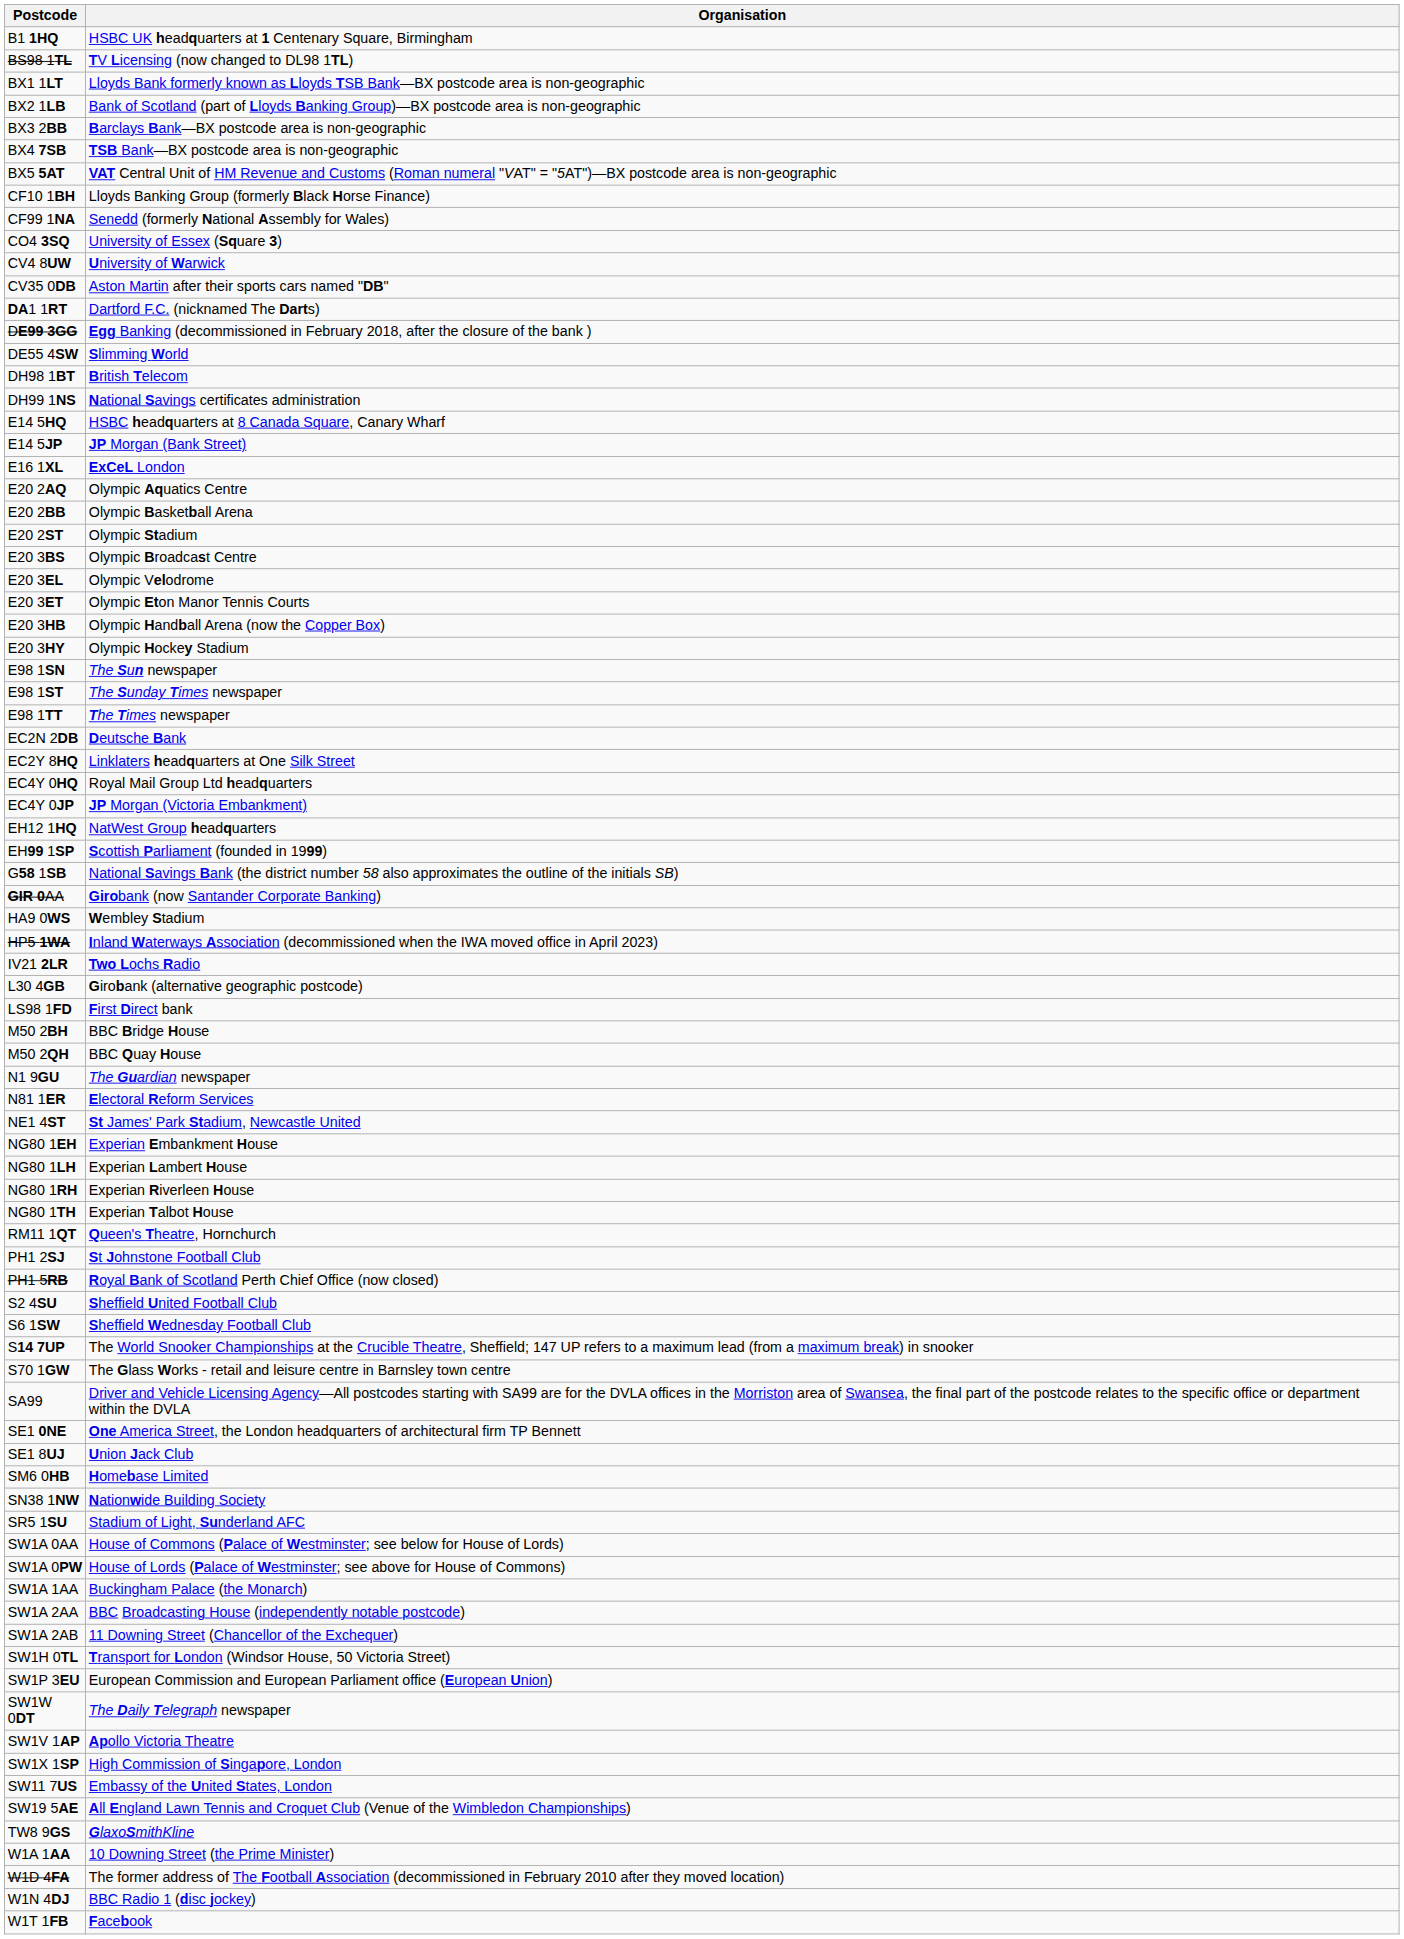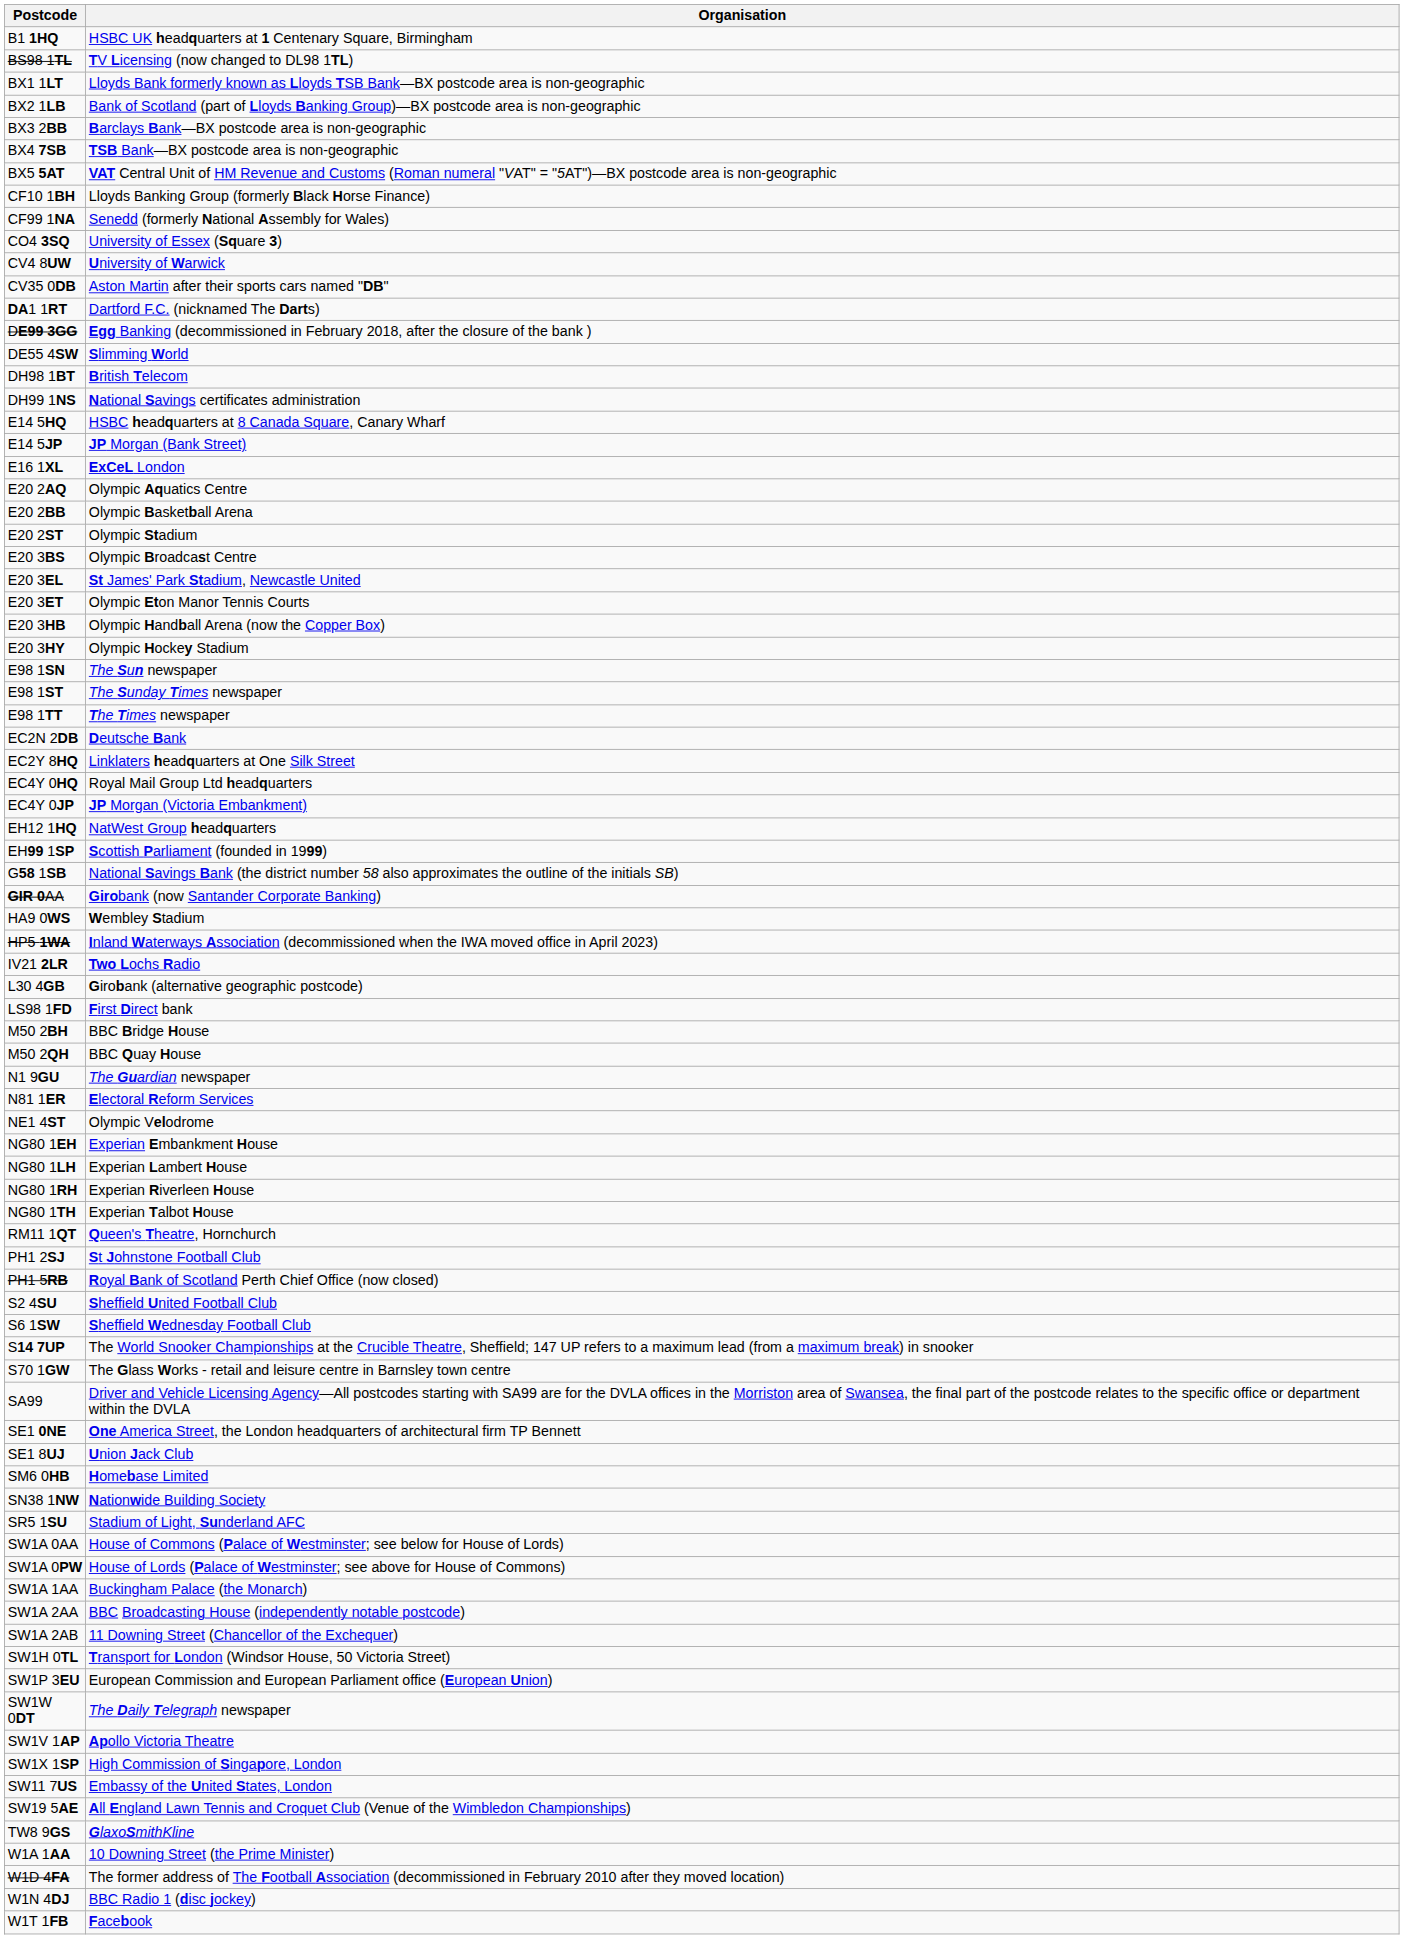(151, 580) Olympic Velodrome -> (225, 580) St James' Park Stadium, Newcastle United
(225, 1122) St James' Park Stadium, Newcastle United -> (151, 1122) Olympic Velodrome
